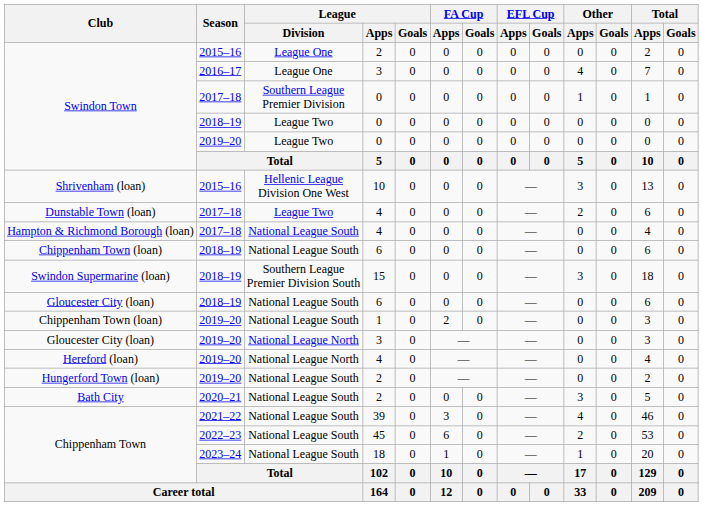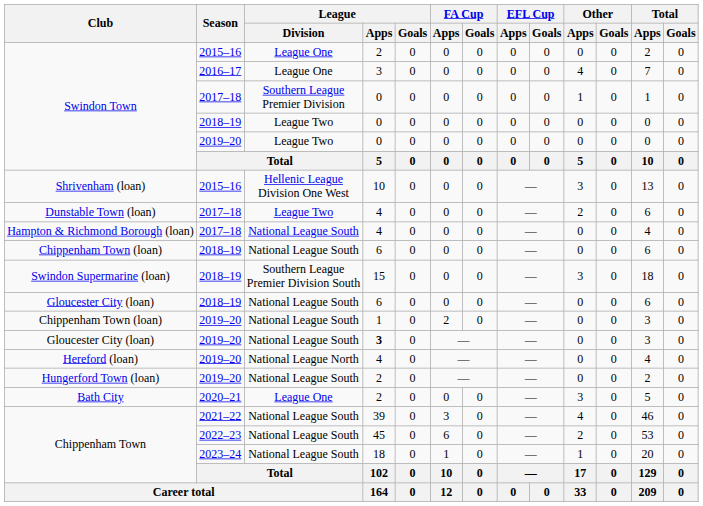(304, 339) National League North -> (304, 339) National League South
(379, 339) normal -> (379, 339) bold
(304, 397) National League South -> (304, 397) League One
